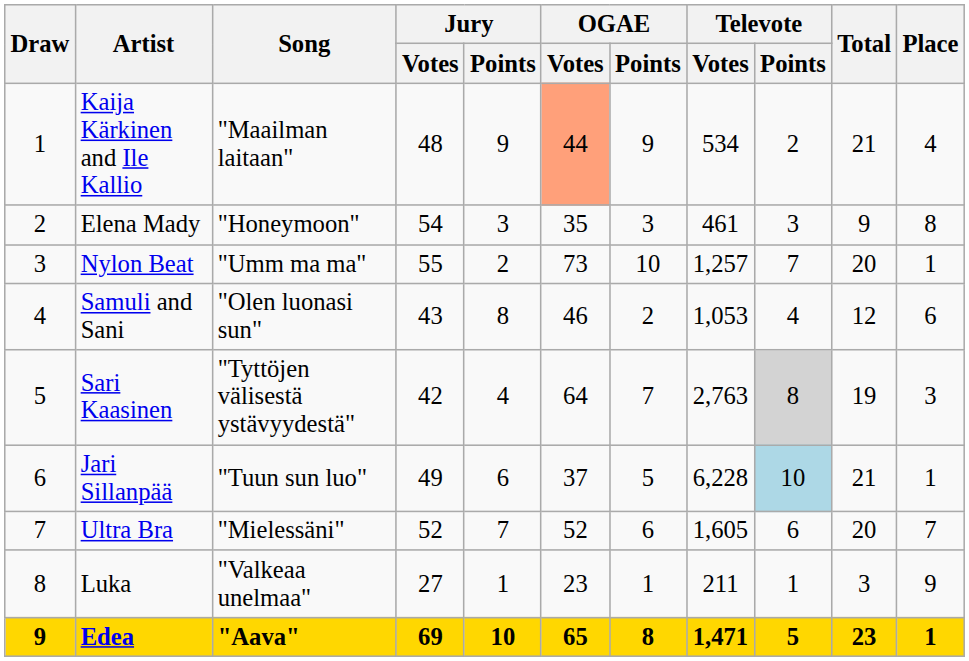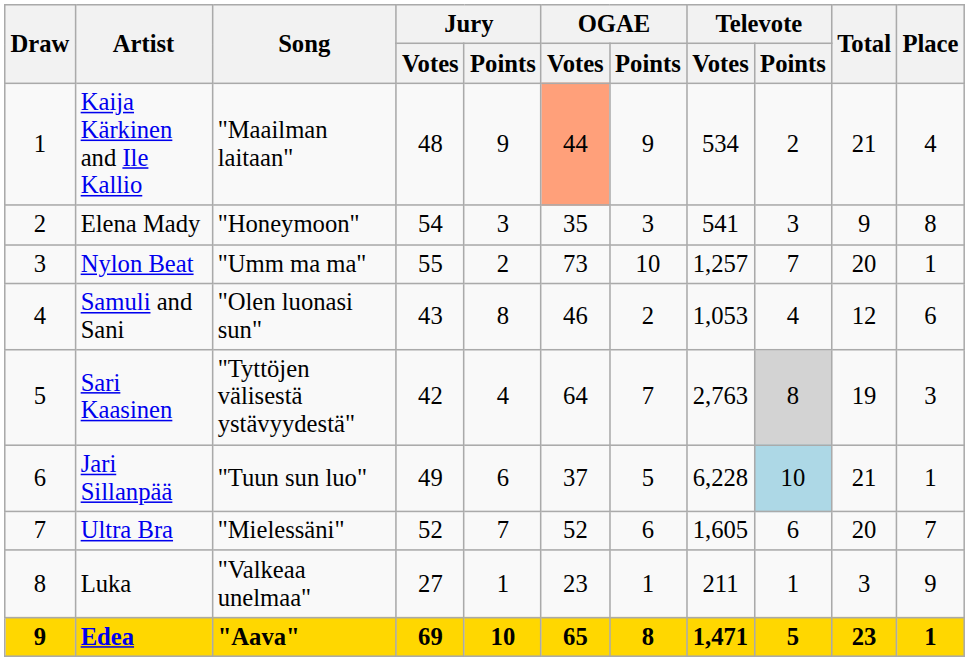(720, 224) 461 -> (720, 224) 541
